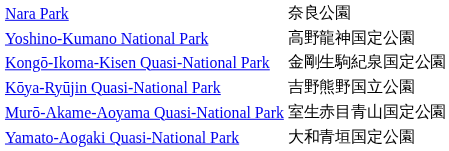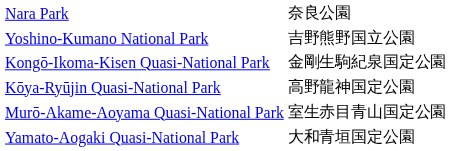(351, 37) 高野龍神国定公園 -> (351, 37) 吉野熊野国立公園
(351, 87) 吉野熊野国立公園 -> (351, 87) 高野龍神国定公園
